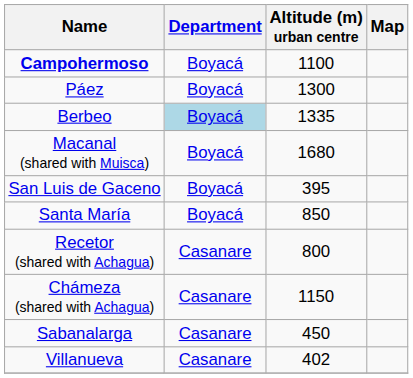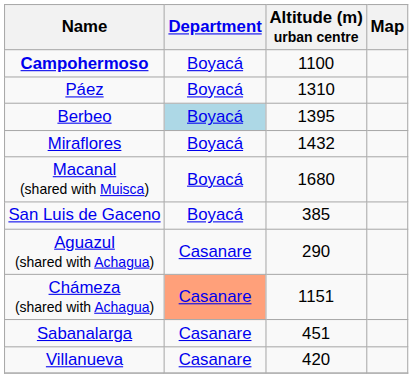(316, 90) 1300 -> (316, 90) 1310
(316, 116) 1335 -> (316, 116) 1395
+ row: (85, 143)
(316, 188) 395 -> (316, 215) 385
- row: (85, 215)
+ row: (85, 251)
- row: (85, 251)
(215, 297) no background -> (215, 297) lightsalmon background
(316, 297) 1150 -> (316, 297) 1151
(316, 333) 450 -> (316, 333) 451
(316, 359) 402 -> (316, 359) 420
